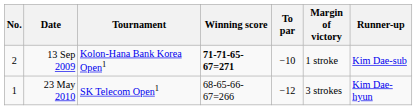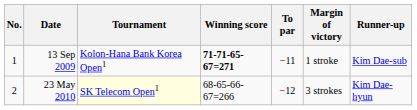(14, 61) 2 -> (14, 61) 1
(287, 61) −10 -> (287, 61) −11
(14, 90) 1 -> (14, 90) 2
(120, 90) no background -> (120, 90) lightyellow background
